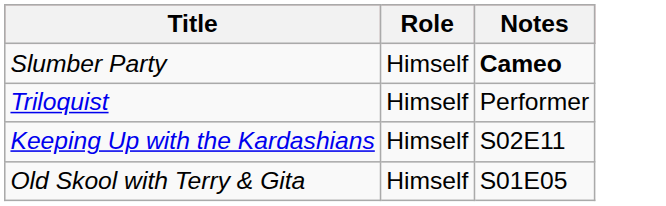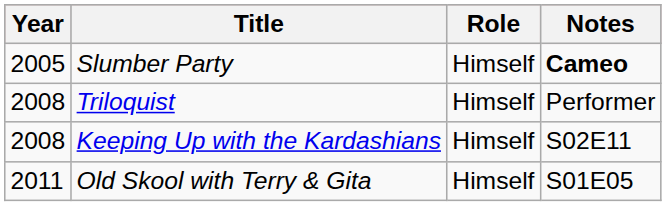+ column: (38, 24)
